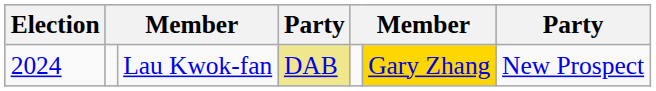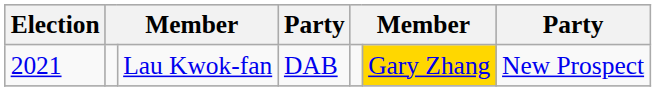(36, 65) 2024 -> (36, 65) 2021
(311, 65) khaki background -> (311, 65) no background
